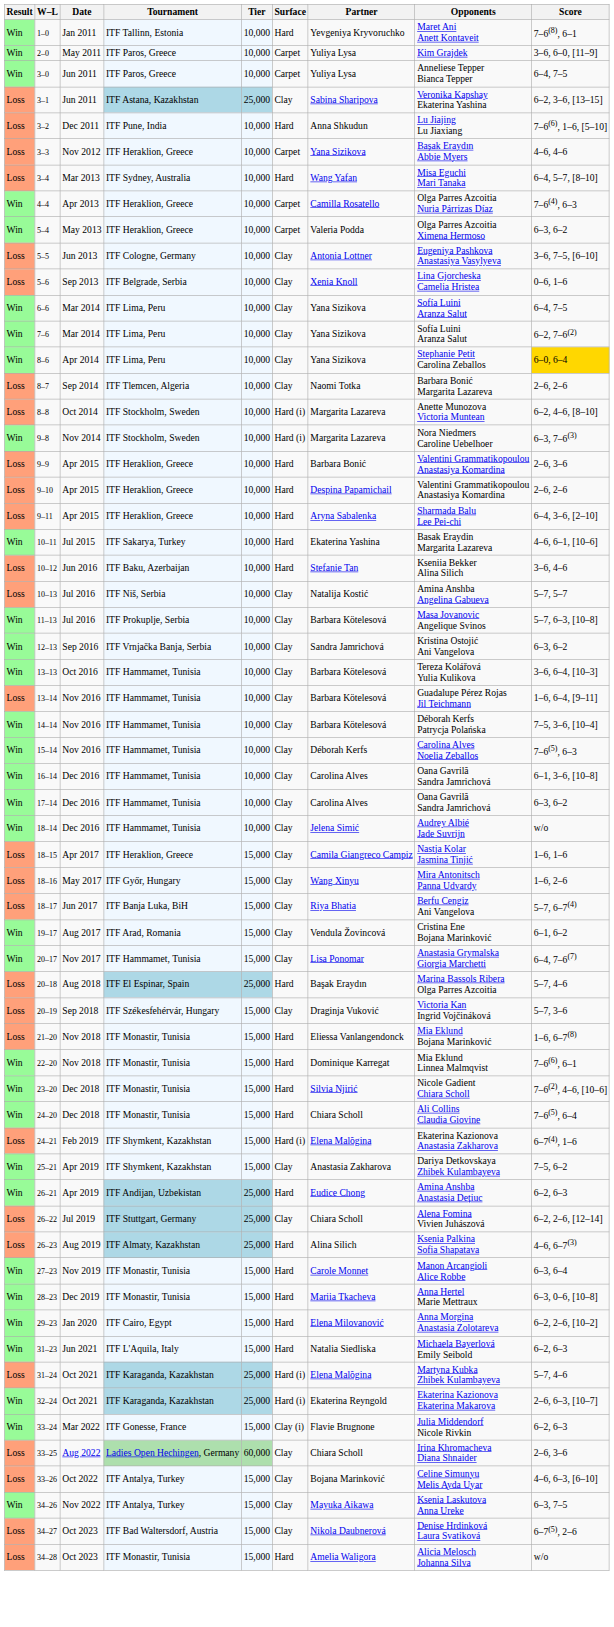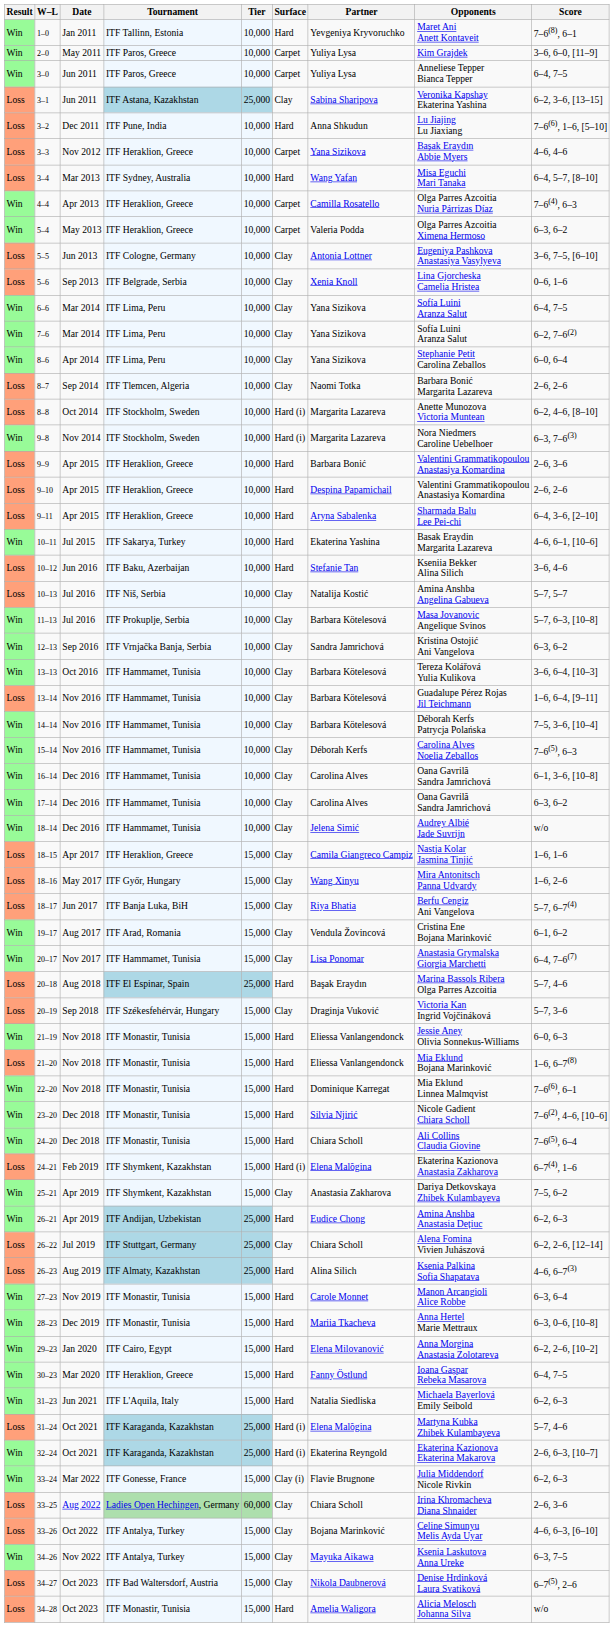(551, 360) gold background -> (551, 360) no background
+ row: (47, 1037)
+ row: (47, 1375)
